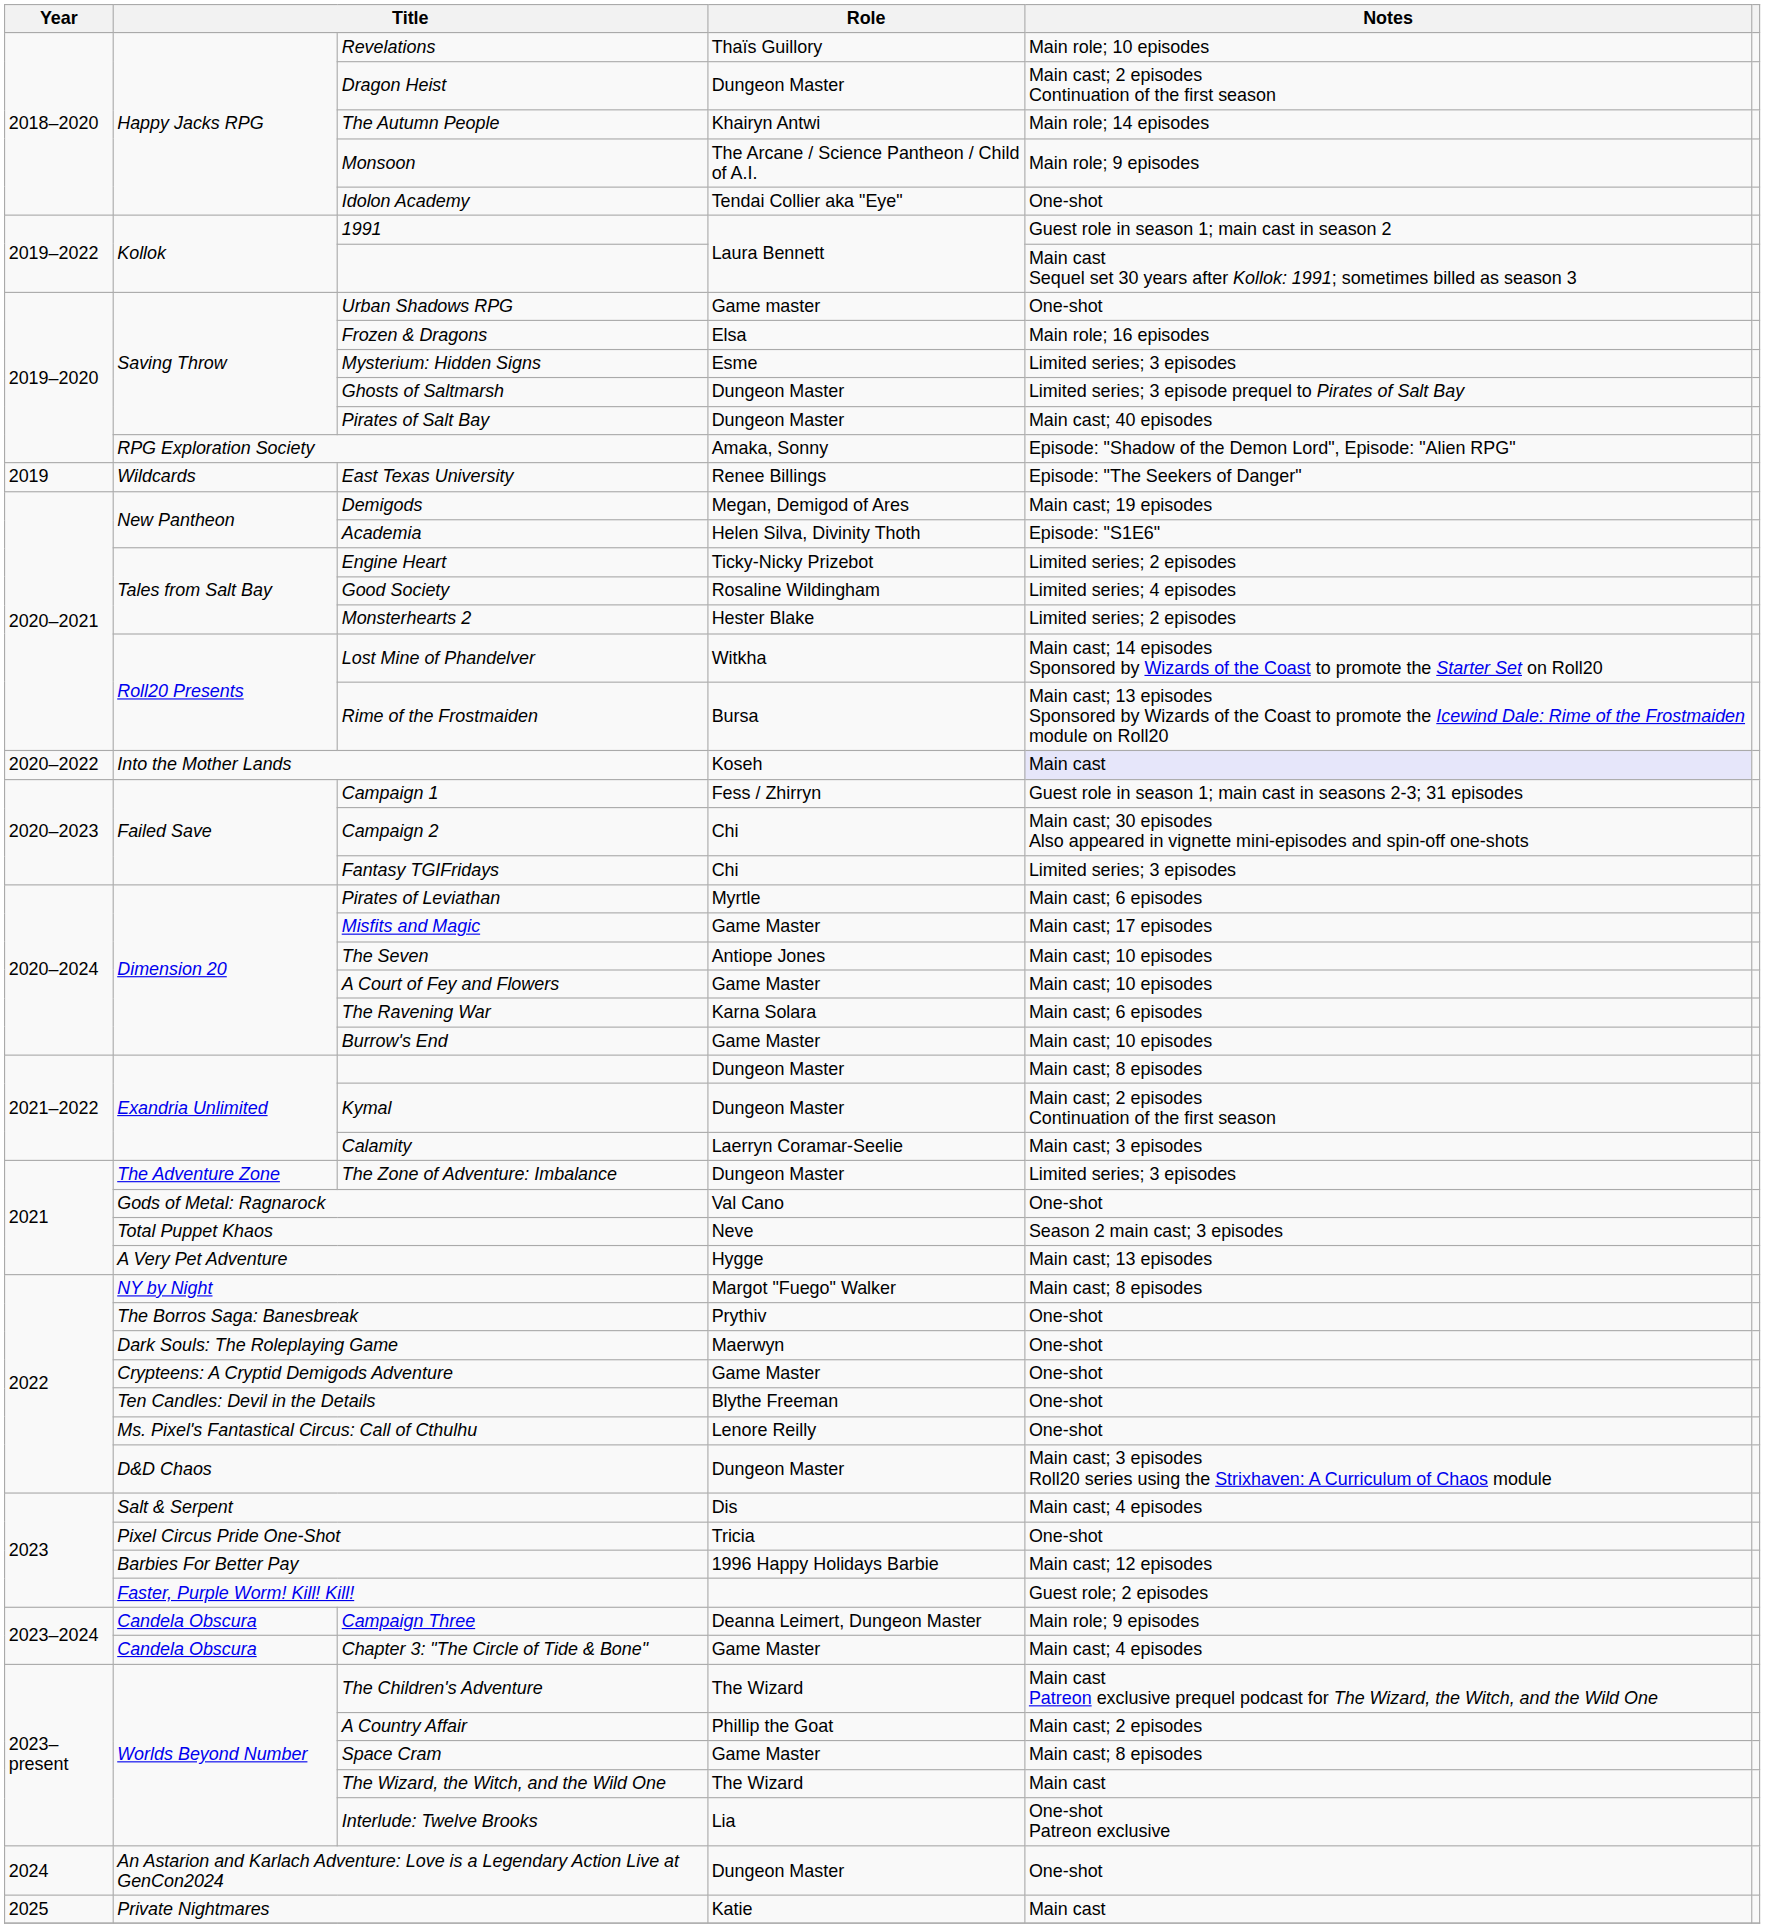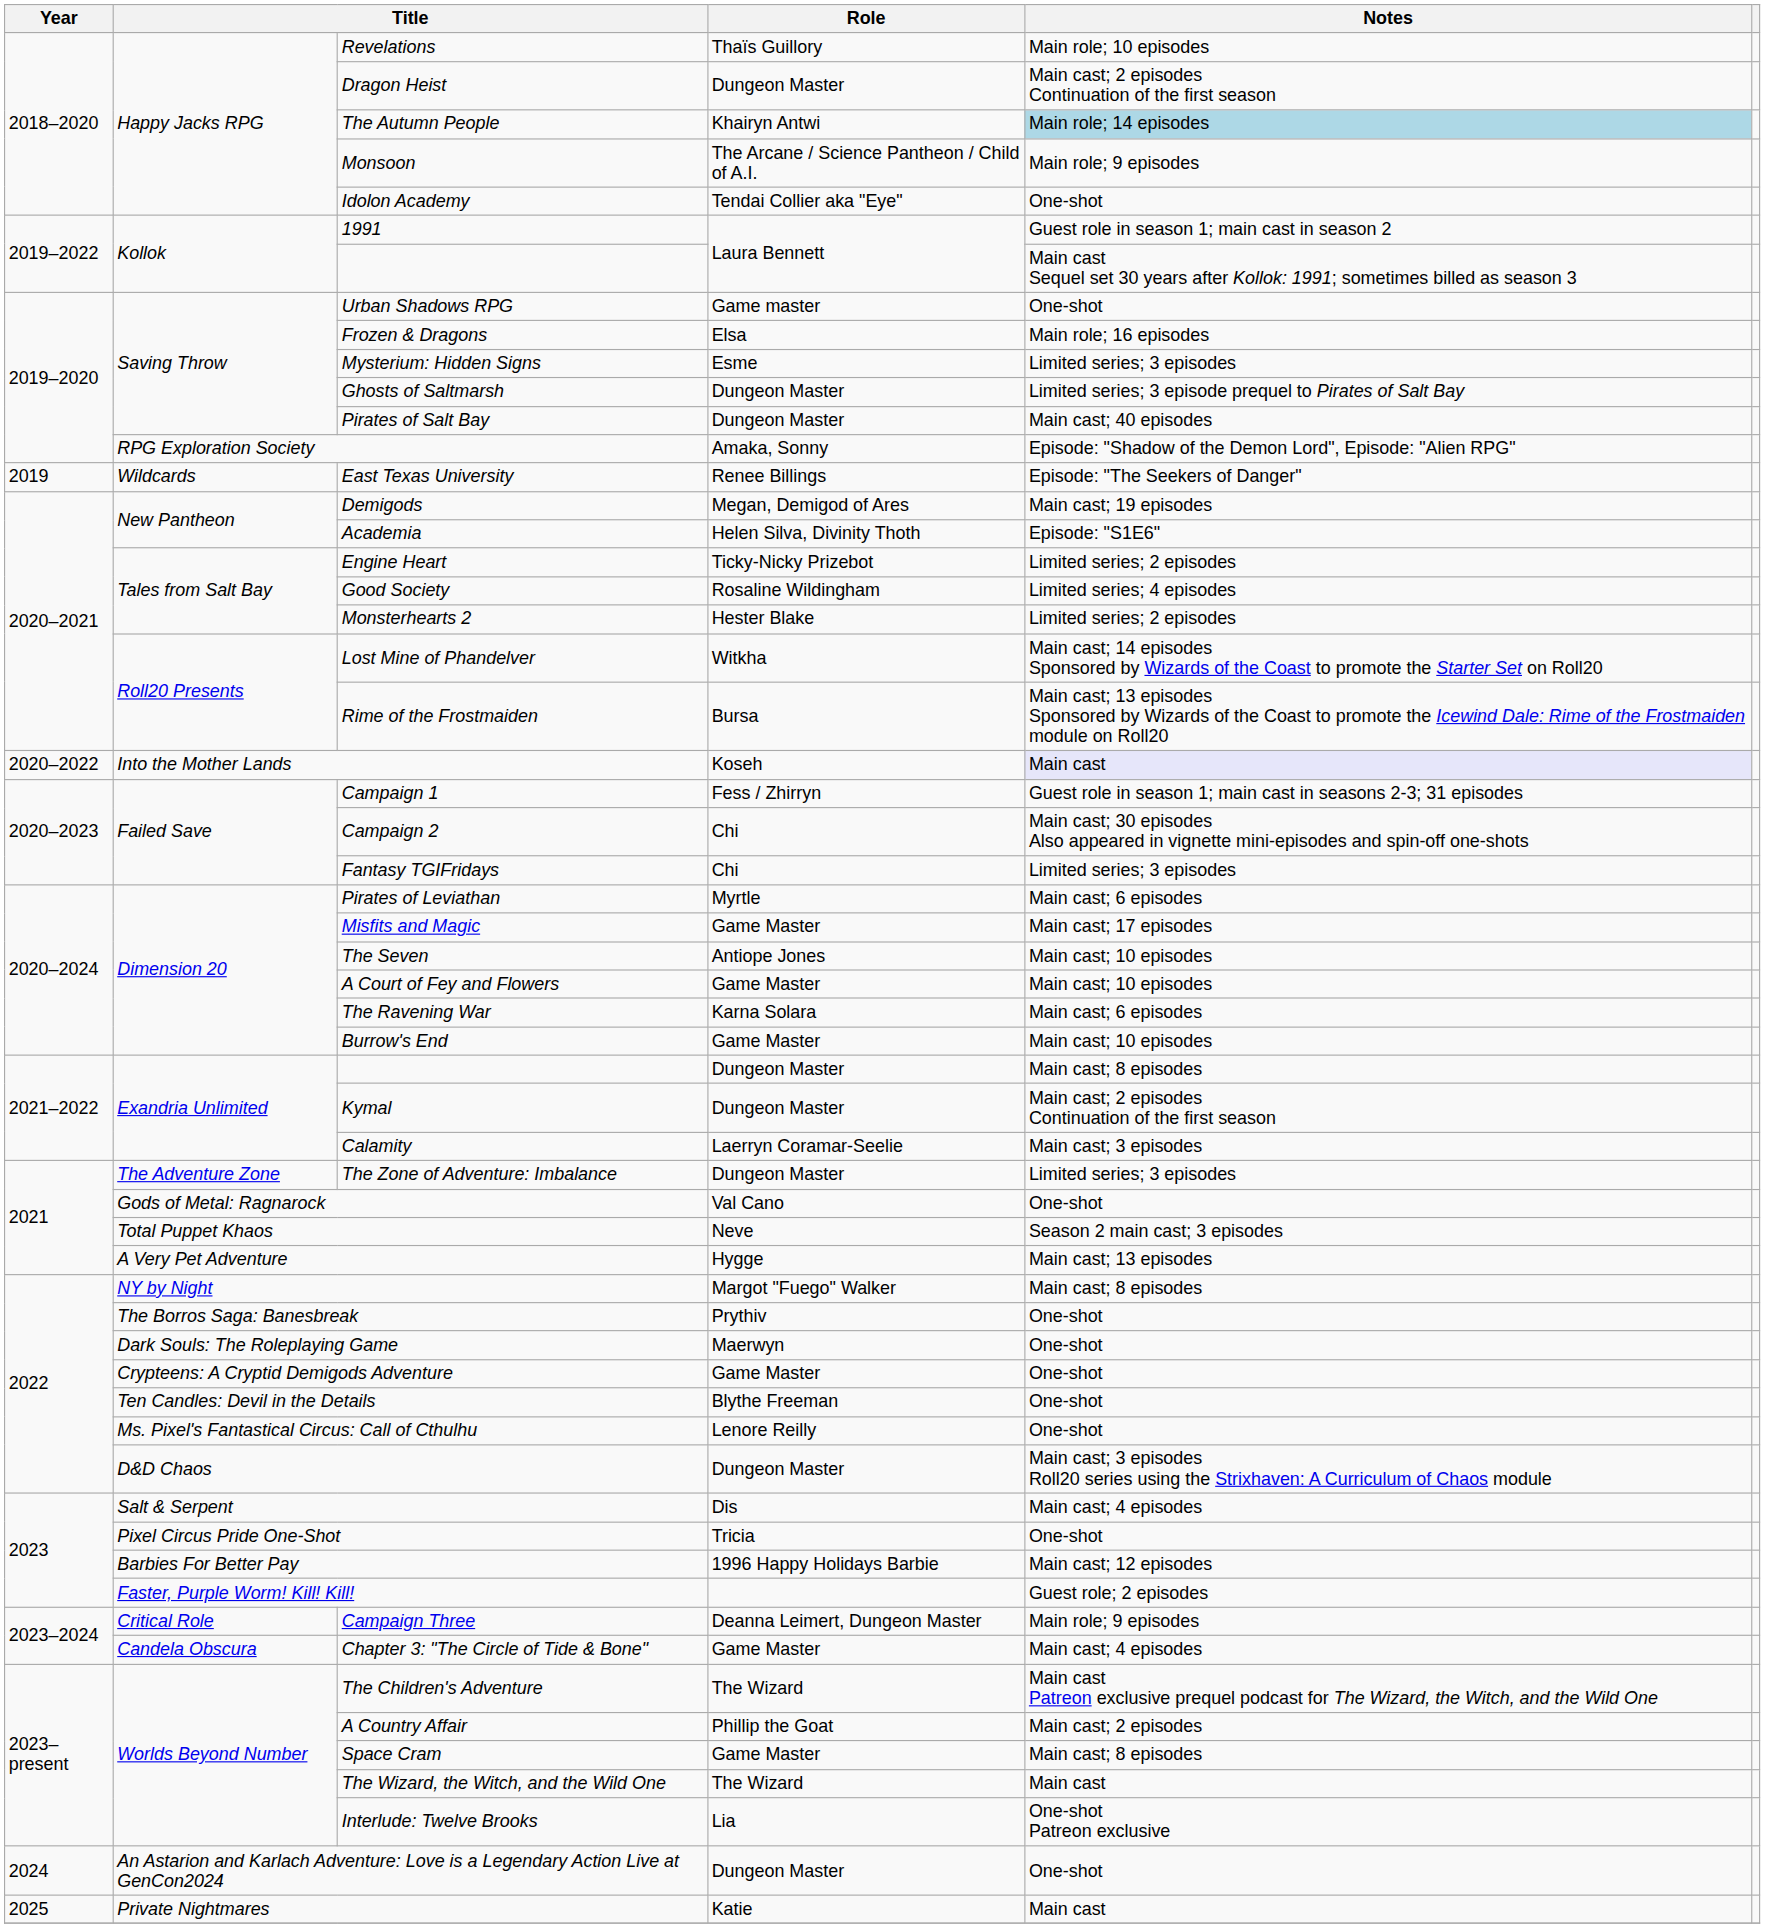(1119, 124) no background -> (1119, 124) lightblue background
(187, 1621) Candela Obscura -> (166, 1621) Critical Role
